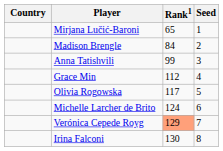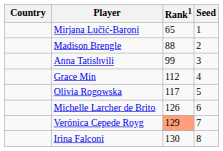(170, 45) 84 -> (170, 45) 88
(172, 107) 124 -> (172, 107) 126
